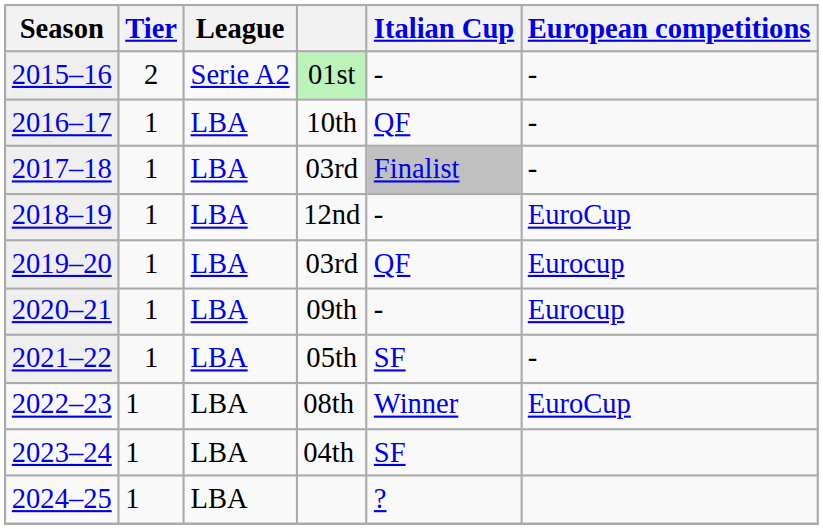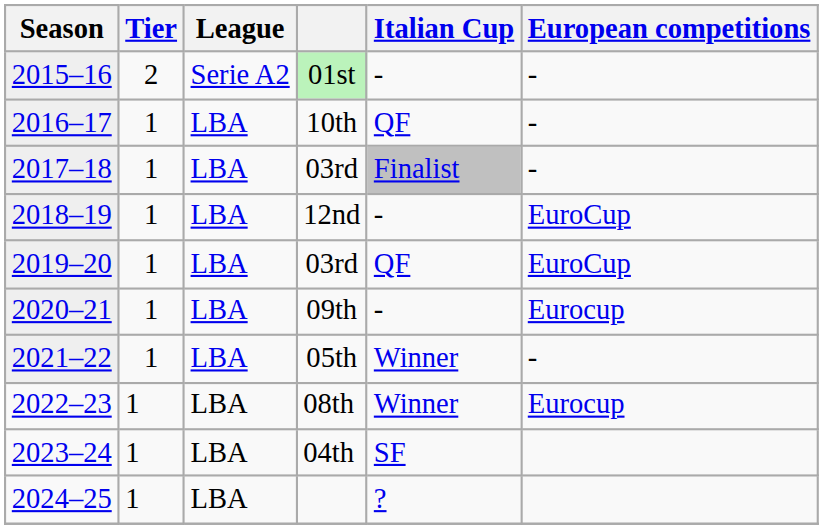(576, 263) Eurocup -> (579, 263) EuroCup
(390, 357) SF -> (416, 357) Winner
(579, 404) EuroCup -> (576, 404) Eurocup
